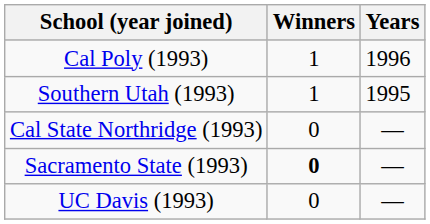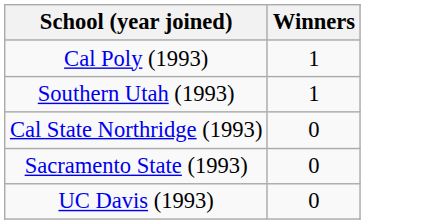- column: (392, 22)
(314, 165) bold -> (314, 165) normal
